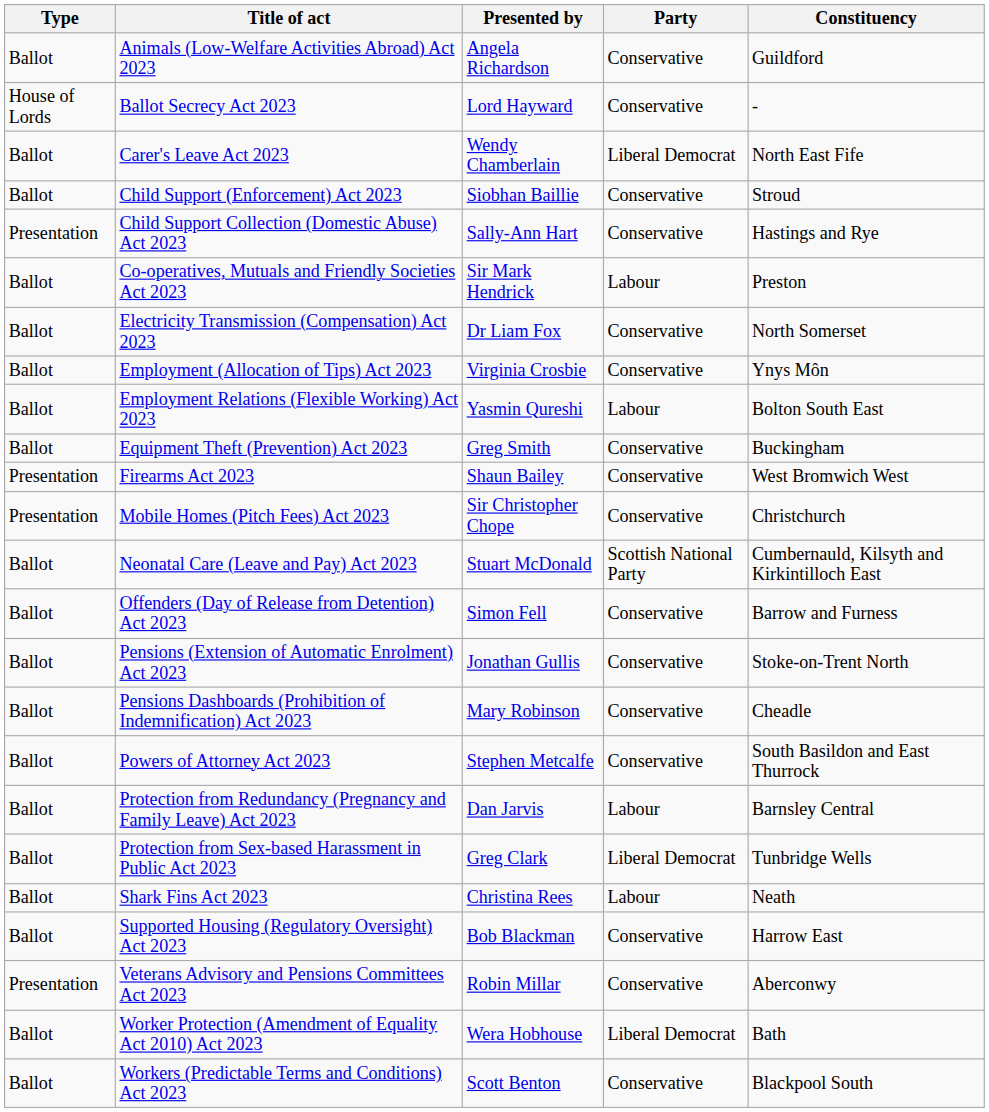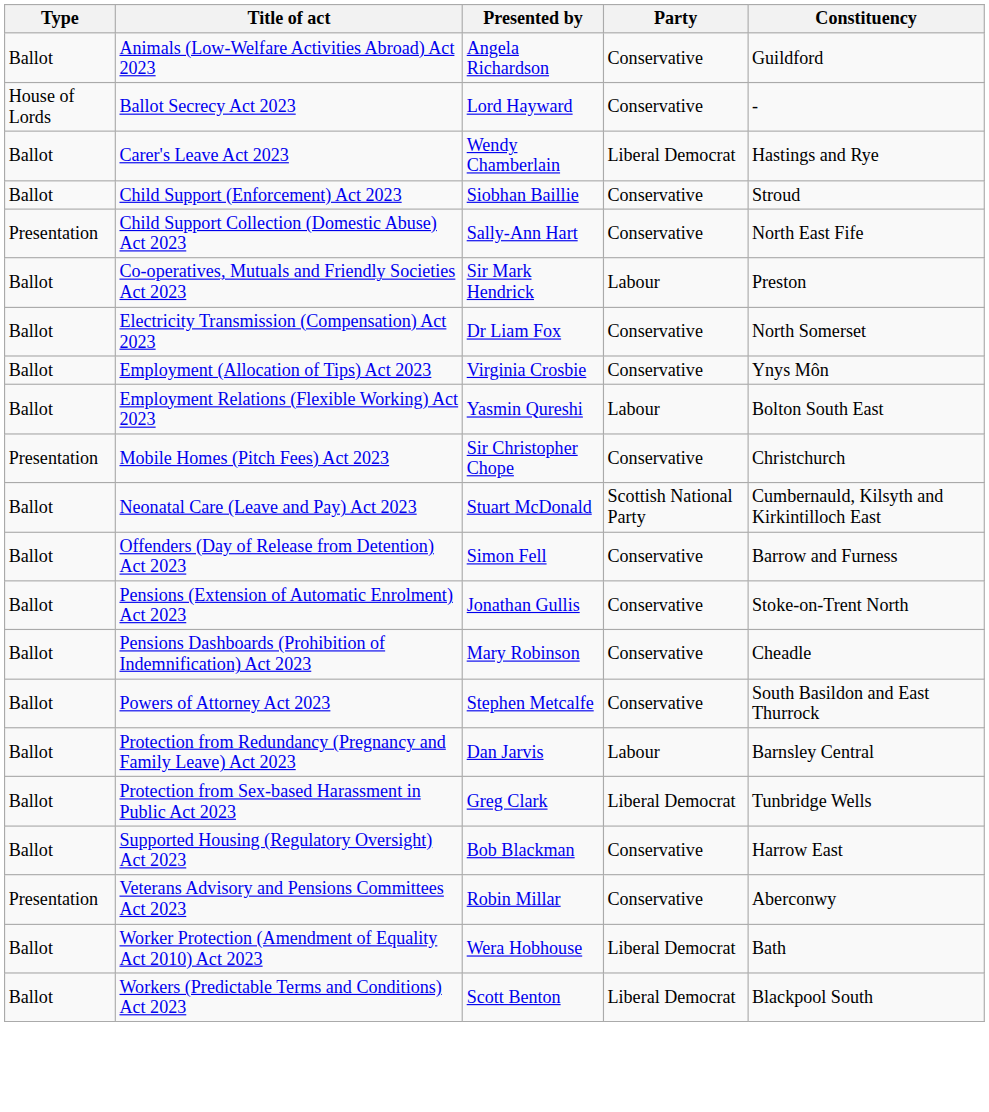(808, 155) North East Fife -> (815, 155) Hastings and Rye
(815, 233) Hastings and Rye -> (808, 233) North East Fife
- row: (263, 447)
- row: (187, 476)
- row: (194, 897)
(655, 1083) Conservative -> (672, 997) Liberal Democrat
